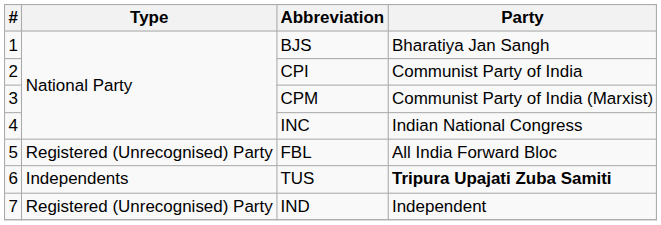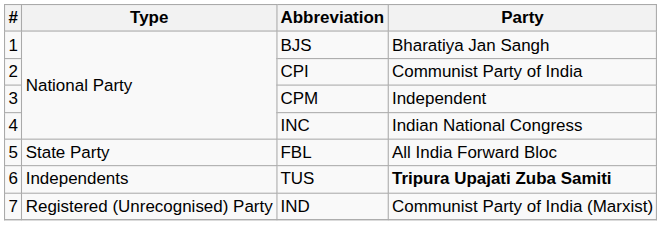(523, 98) Communist Party of India (Marxist) -> (439, 98) Independent
(149, 152) Registered (Unrecognised) Party -> (68, 152) State Party
(439, 206) Independent -> (523, 206) Communist Party of India (Marxist)
